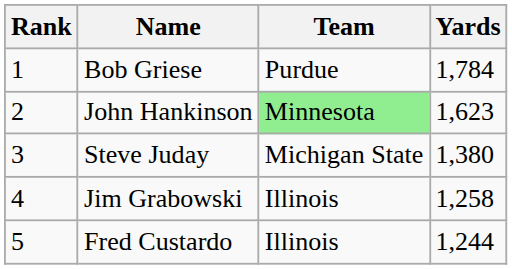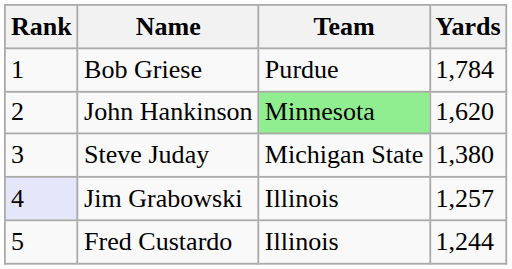(465, 112) 1,623 -> (465, 112) 1,620
(18, 198) no background -> (18, 198) lavender background
(465, 198) 1,258 -> (465, 198) 1,257
